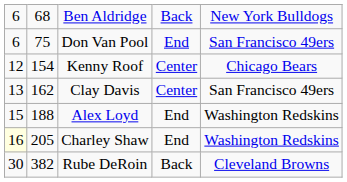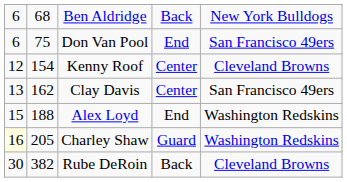(272, 66) Chicago Bears -> (272, 66) Cleveland Browns
(177, 139) End -> (177, 139) Guard
